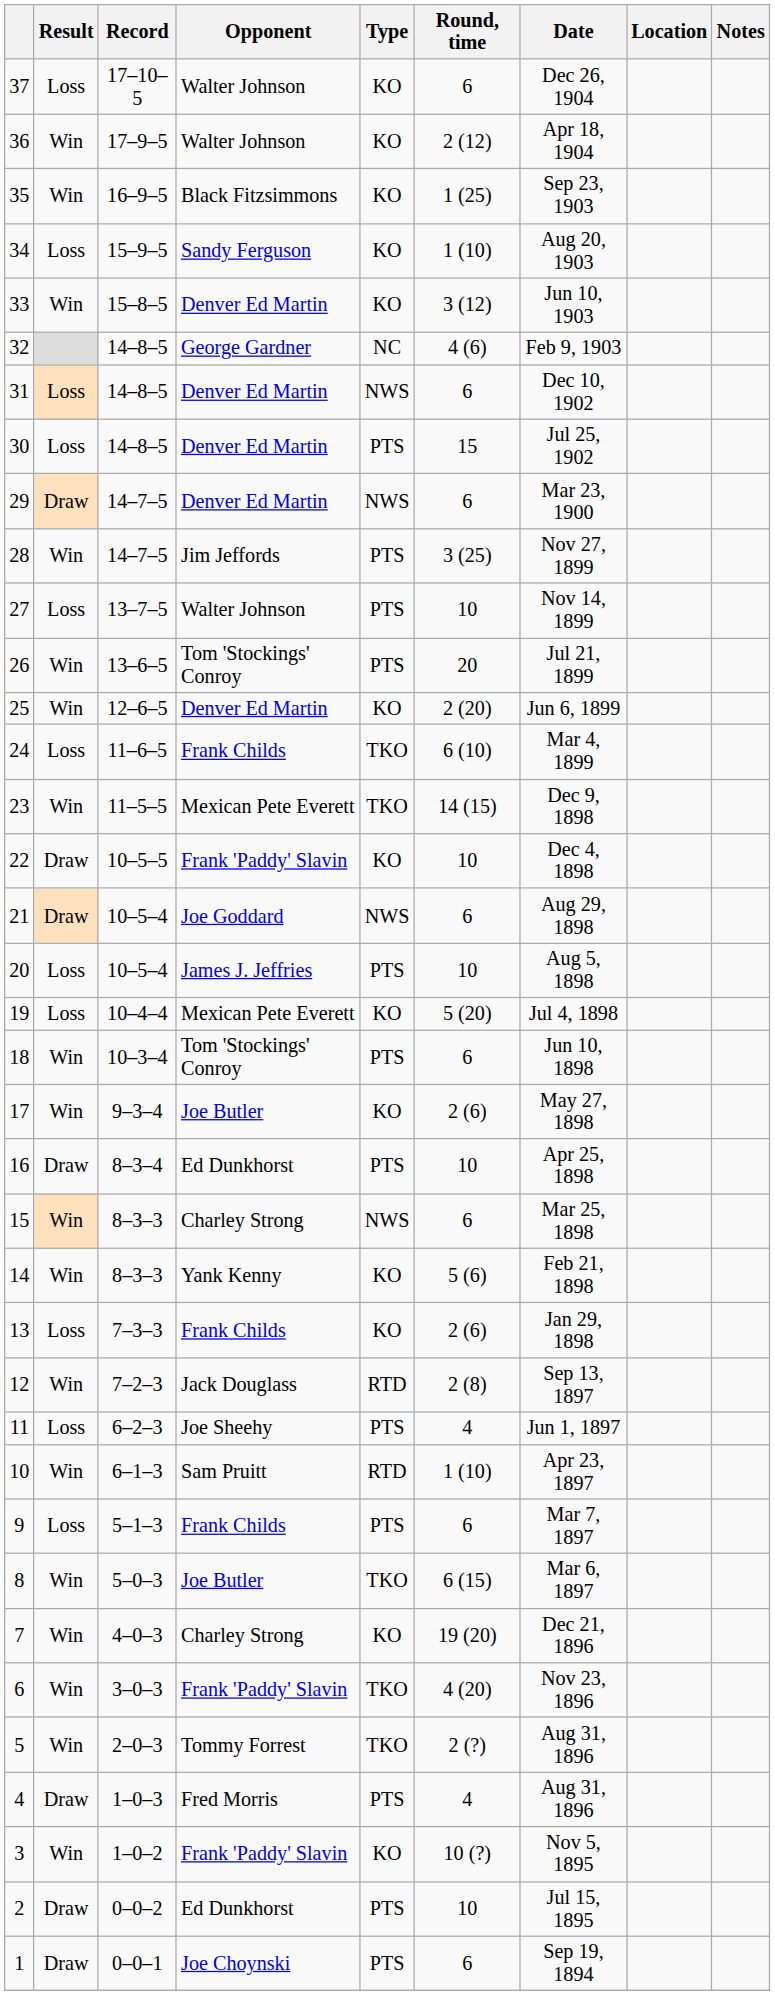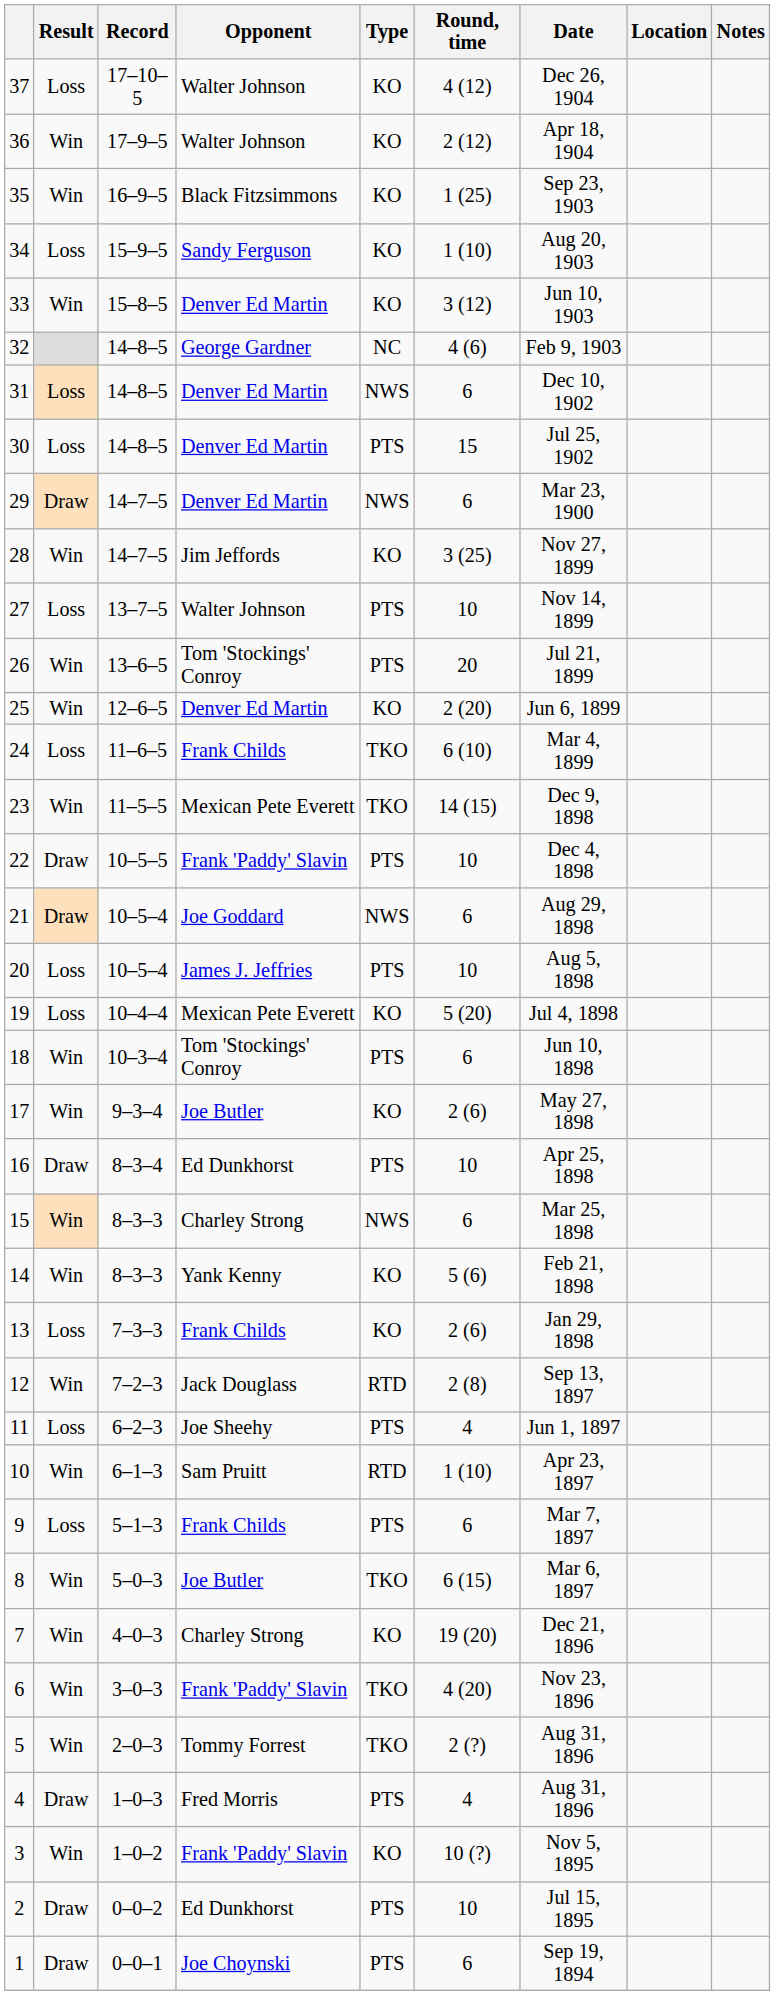(467, 86) 6 -> (467, 86) 4 (12)
(387, 555) PTS -> (387, 555) KO
(387, 860) KO -> (387, 860) PTS
